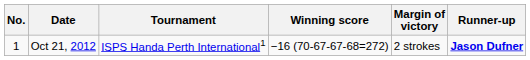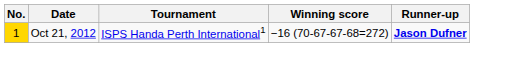- column: (419, 20)
(16, 46) no background -> (16, 33) gold background
